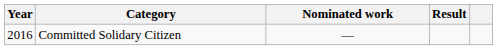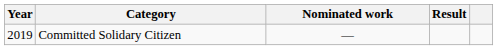(20, 34) 2016 -> (20, 34) 2019
